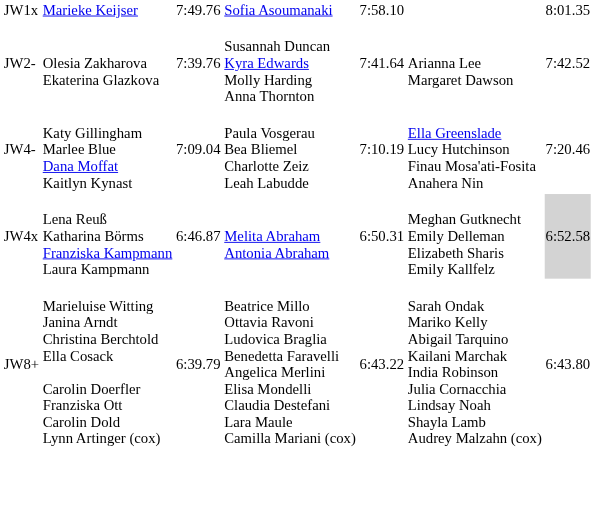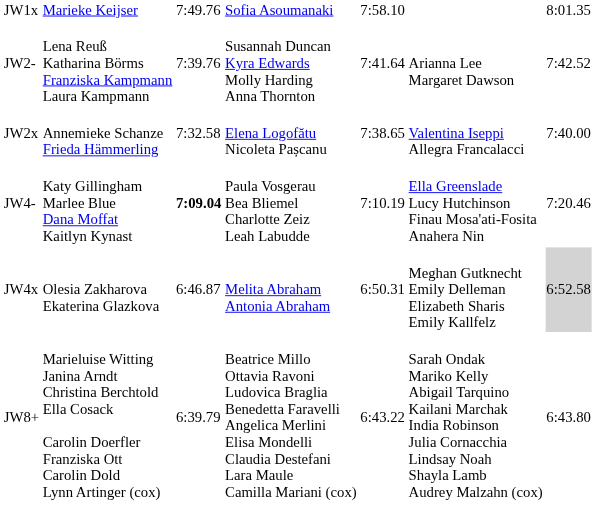(101, 71) Olesia Zakharova Ekaterina Glazkova -> (108, 71) Lena Reuß Katharina Börms Franziska Kampmann Laura Kampmann
+ row: (21, 133)
(198, 149) normal -> (199, 203) bold
(108, 244) Lena Reuß Katharina Börms Franziska Kampmann Laura Kampmann -> (101, 298) Olesia Zakharova Ekaterina Glazkova
